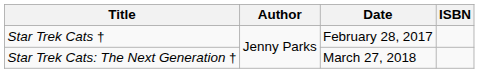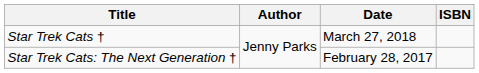(378, 36) February 28, 2017 -> (370, 36) March 27, 2018
(370, 57) March 27, 2018 -> (378, 57) February 28, 2017
